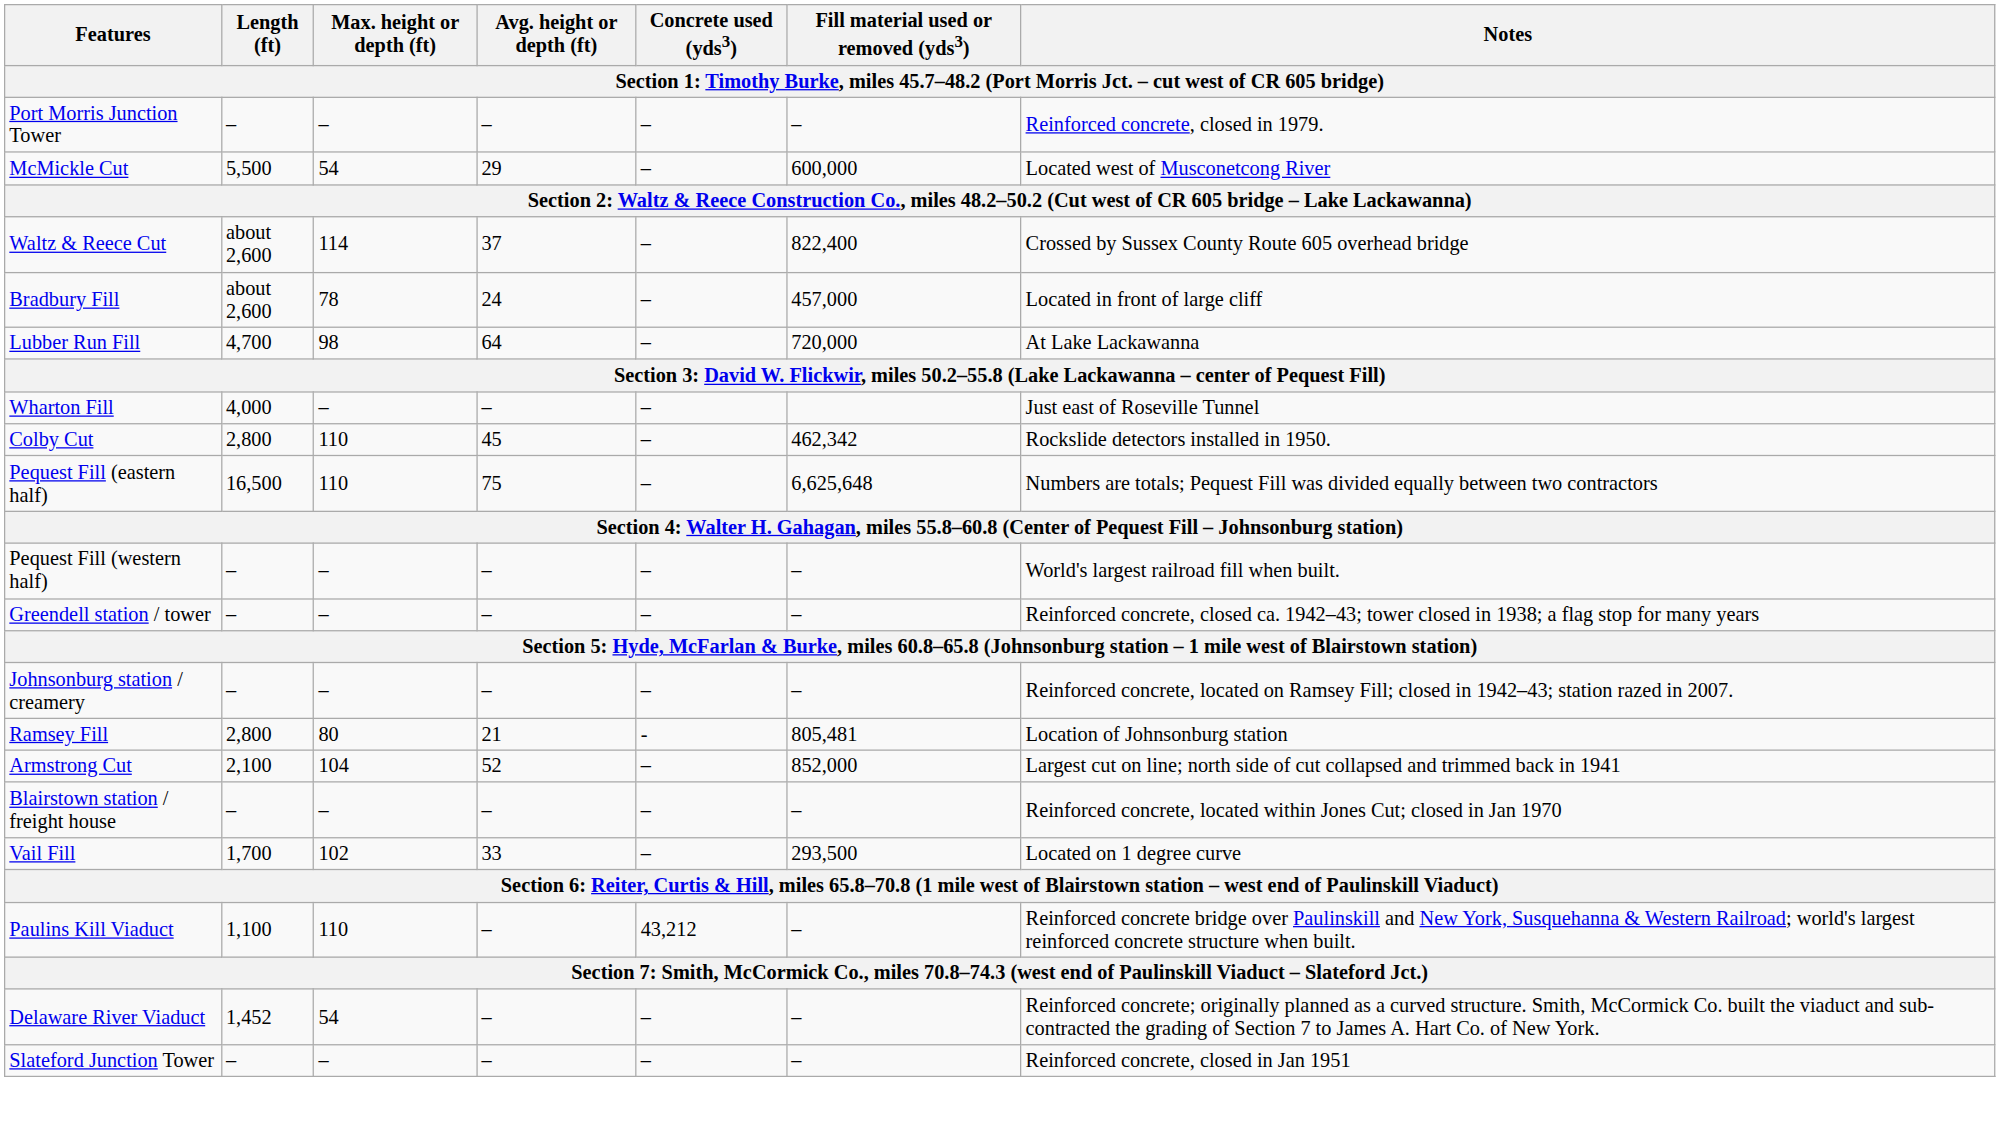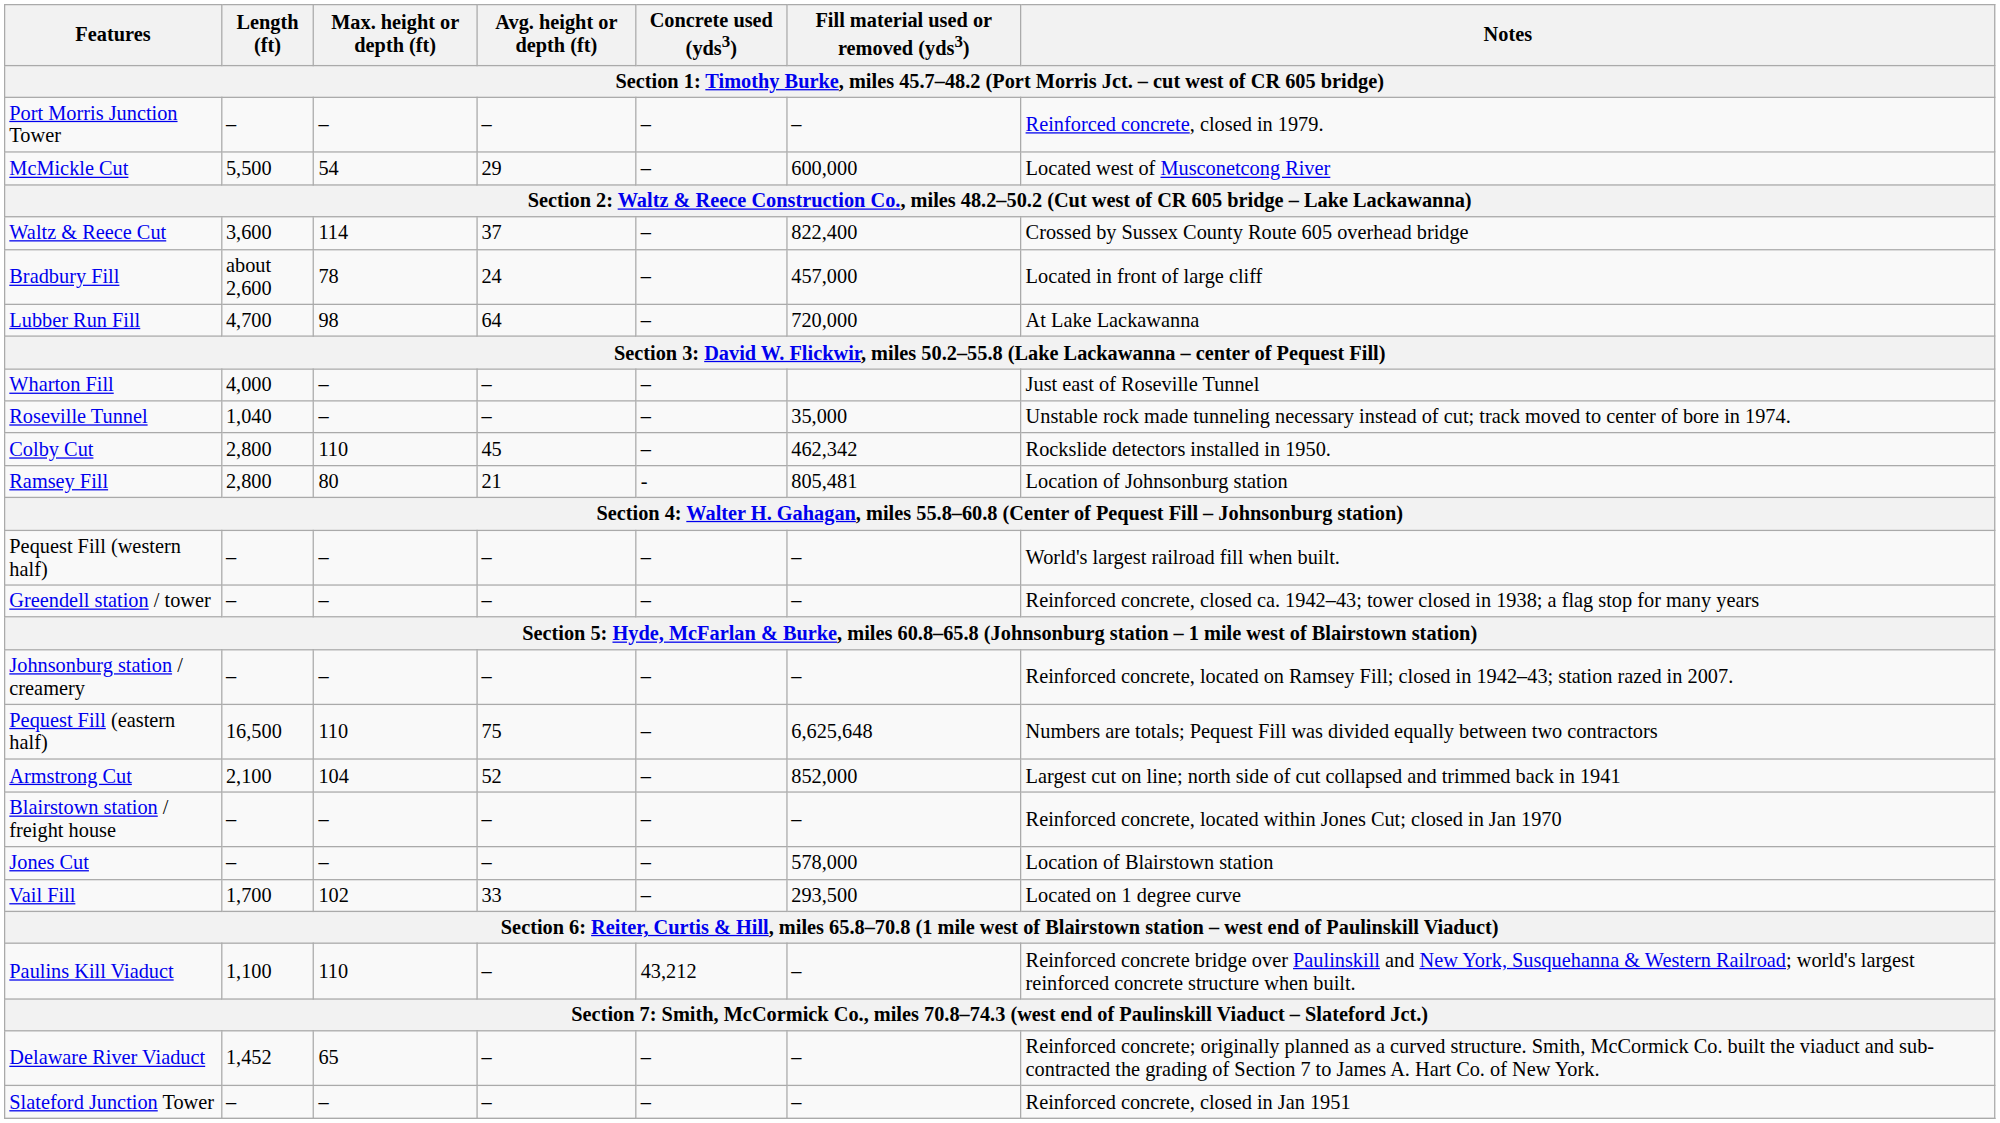(249, 244) about 2,600 -> (249, 232) 3,600
+ row: (78, 416)
rows swapped: (92, 483) <-> (59, 733)
+ row: (49, 862)
(329, 1016) 54 -> (329, 1058) 65
